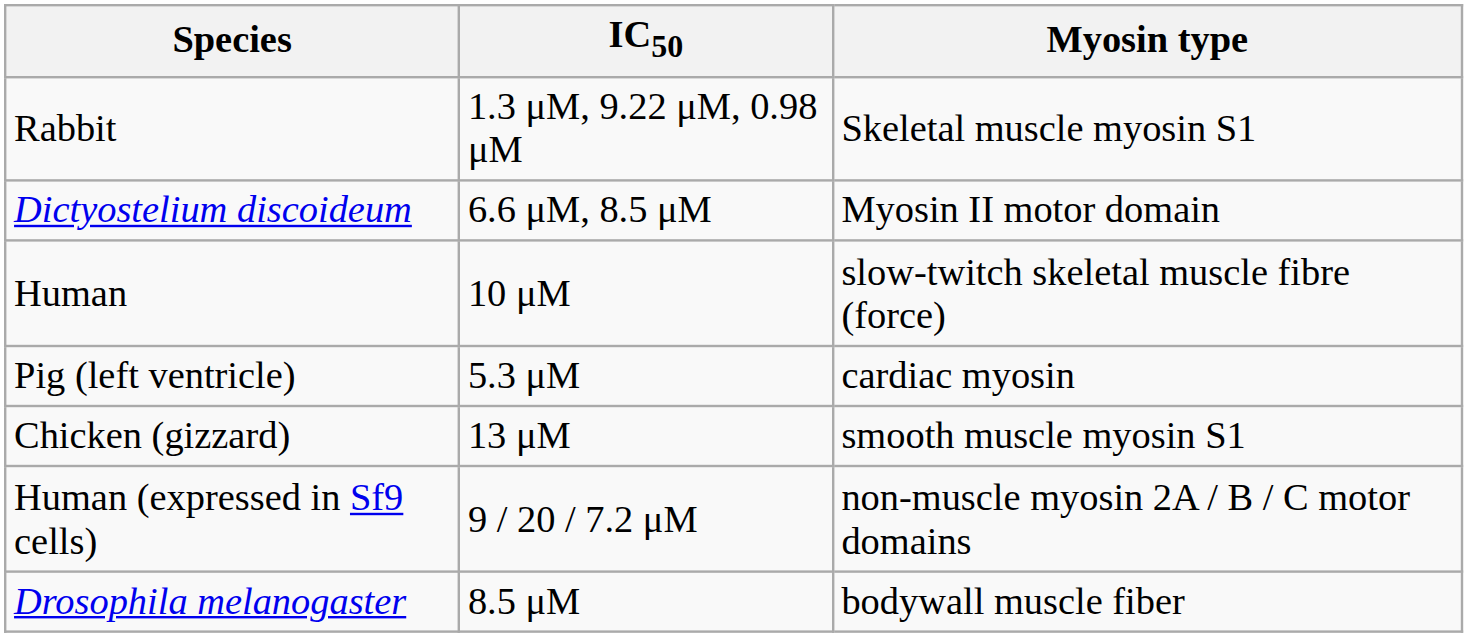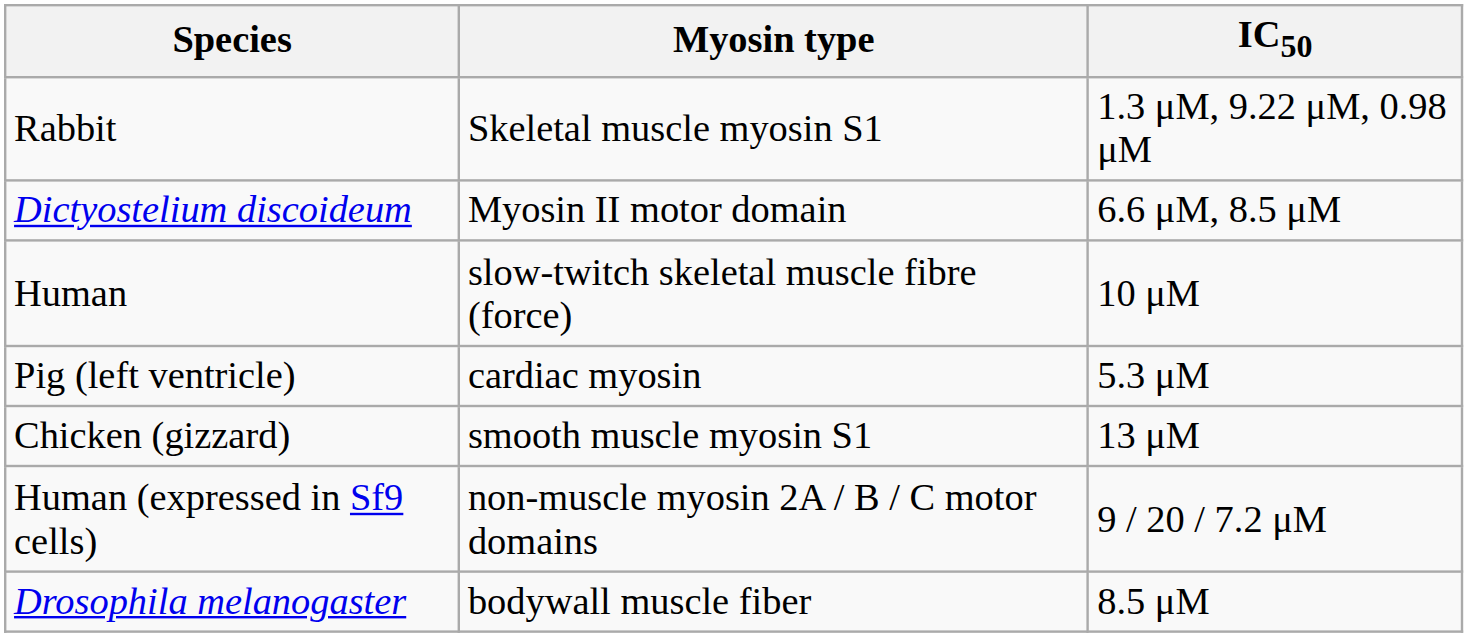columns swapped: (1147, 39) <-> (646, 39)
